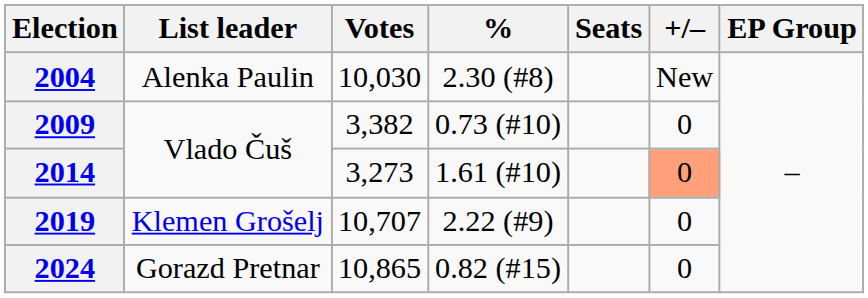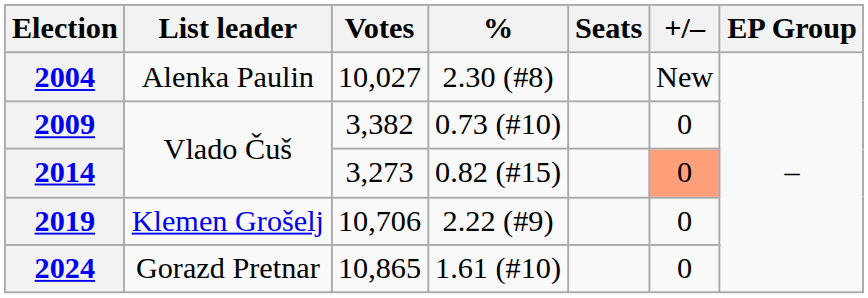(380, 76) 10,030 -> (380, 76) 10,027
(498, 172) 1.61 (#10) -> (498, 172) 0.82 (#15)
(380, 220) 10,707 -> (380, 220) 10,706
(498, 268) 0.82 (#15) -> (498, 268) 1.61 (#10)
